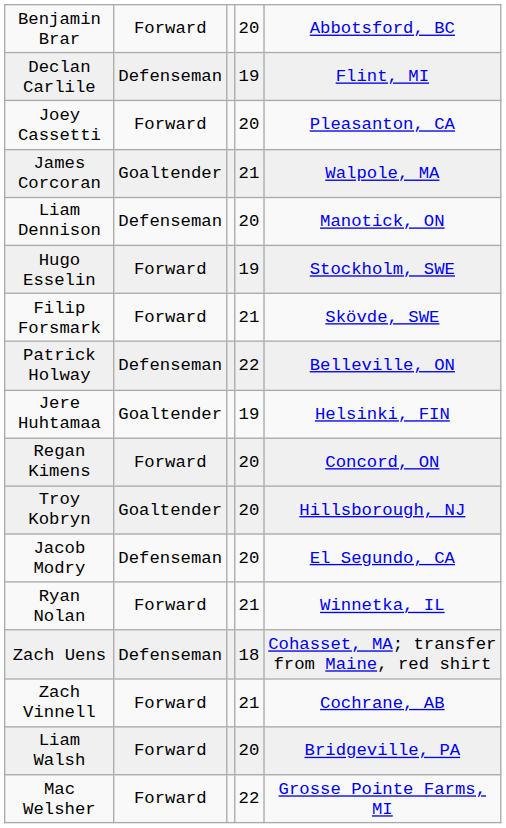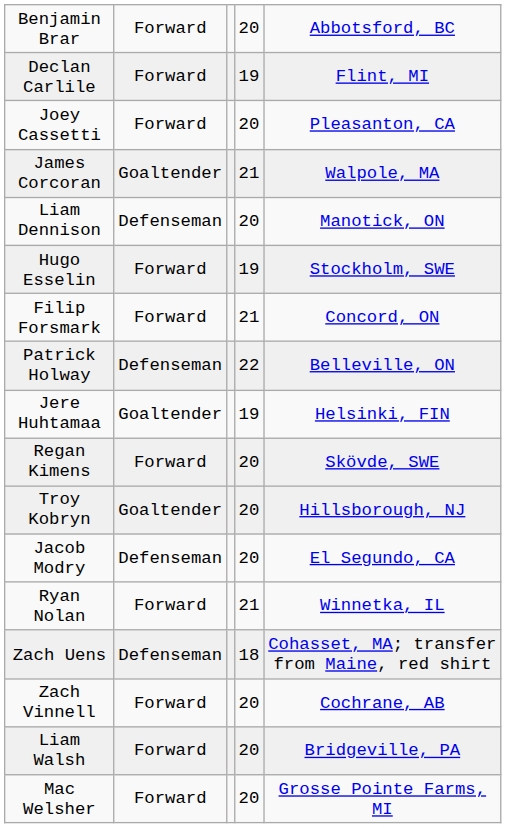(170, 77) Defenseman -> (170, 77) Forward
(382, 318) Skövde, SWE -> (382, 318) Concord, ON
(382, 462) Concord, ON -> (382, 462) Skövde, SWE
(249, 703) 21 -> (249, 703) 20
(249, 799) 22 -> (249, 799) 20
